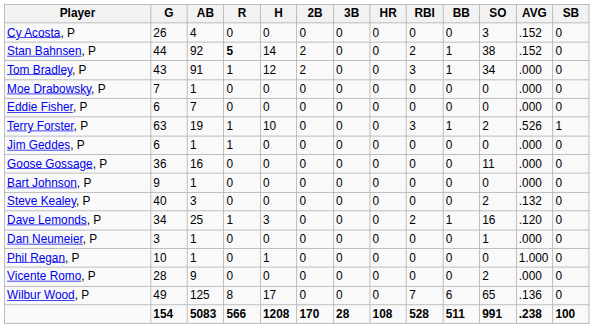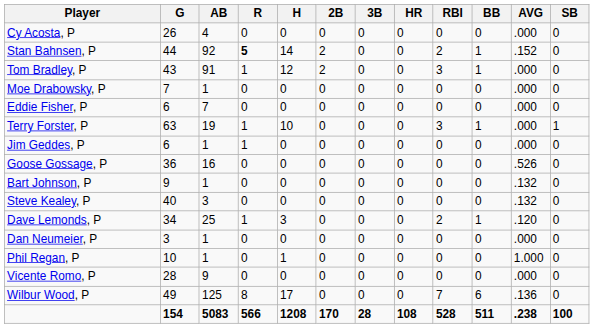- column: (498, 13)
(530, 32) .152 -> (525, 32) .000
(530, 126) .526 -> (525, 126) .000
(530, 164) .000 -> (525, 164) .526
(530, 182) .000 -> (525, 182) .132
